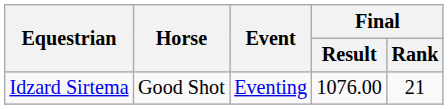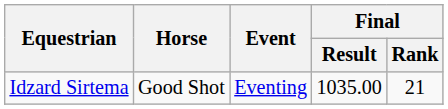(349, 88) 1076.00 -> (349, 88) 1035.00
